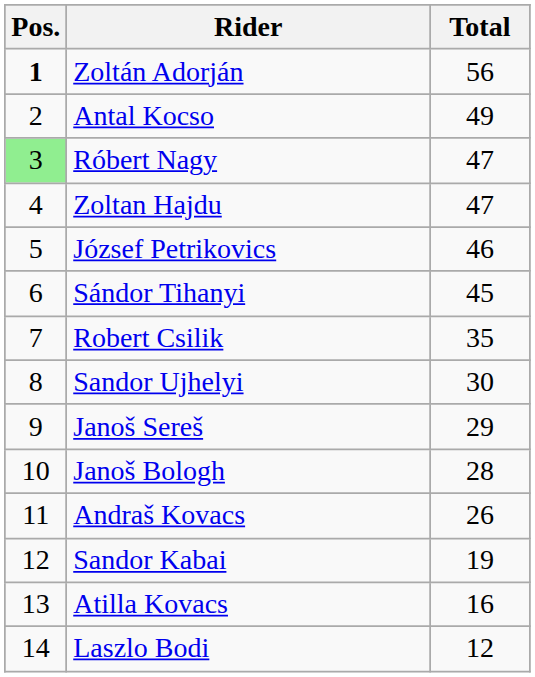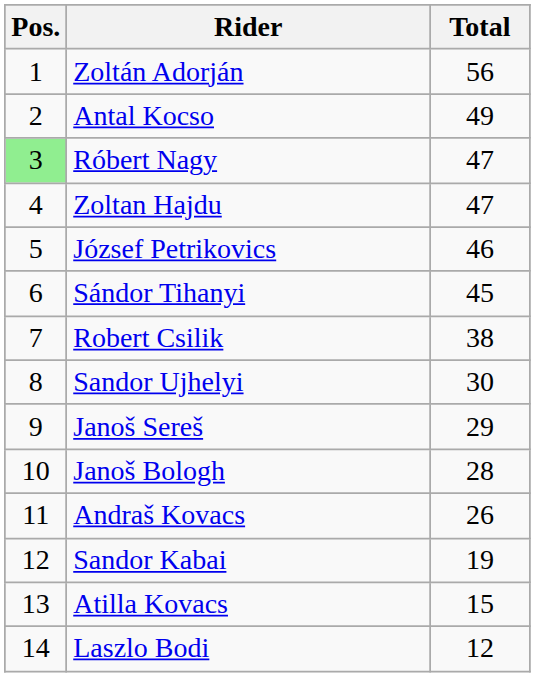(36, 71) bold -> (36, 71) normal
(480, 337) 35 -> (480, 337) 38
(480, 603) 16 -> (480, 603) 15
